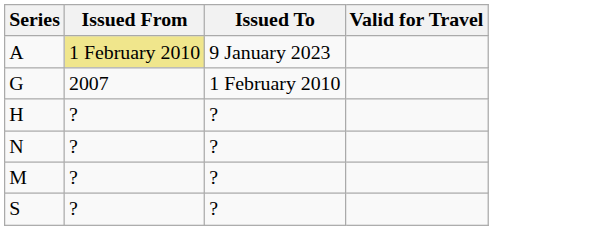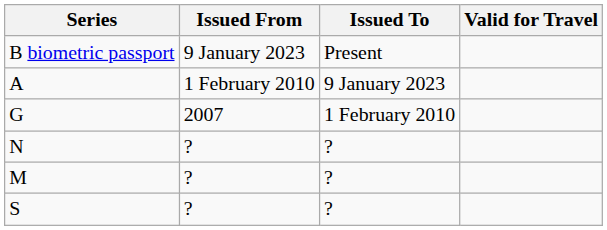+ row: (92, 51)
(135, 51) khaki background -> (249, 83) no background
- row: (16, 114)
